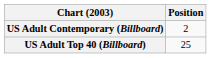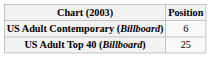(186, 28) 2 -> (186, 28) 6
